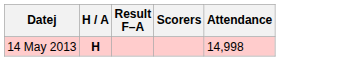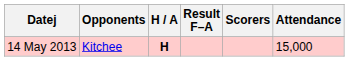+ column: (114, 20)
(225, 46) 14,998 -> (294, 46) 15,000
